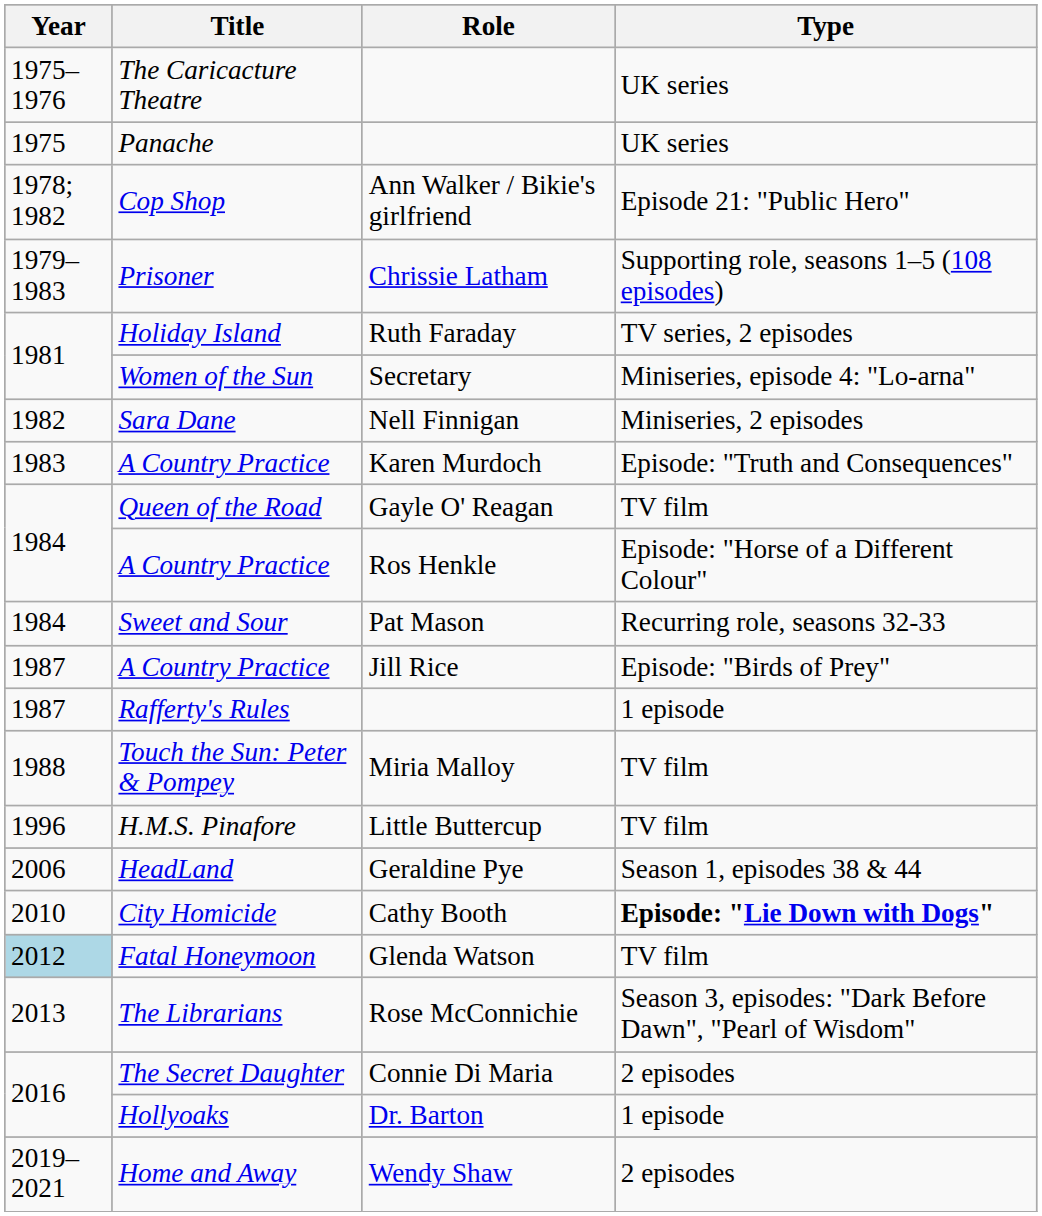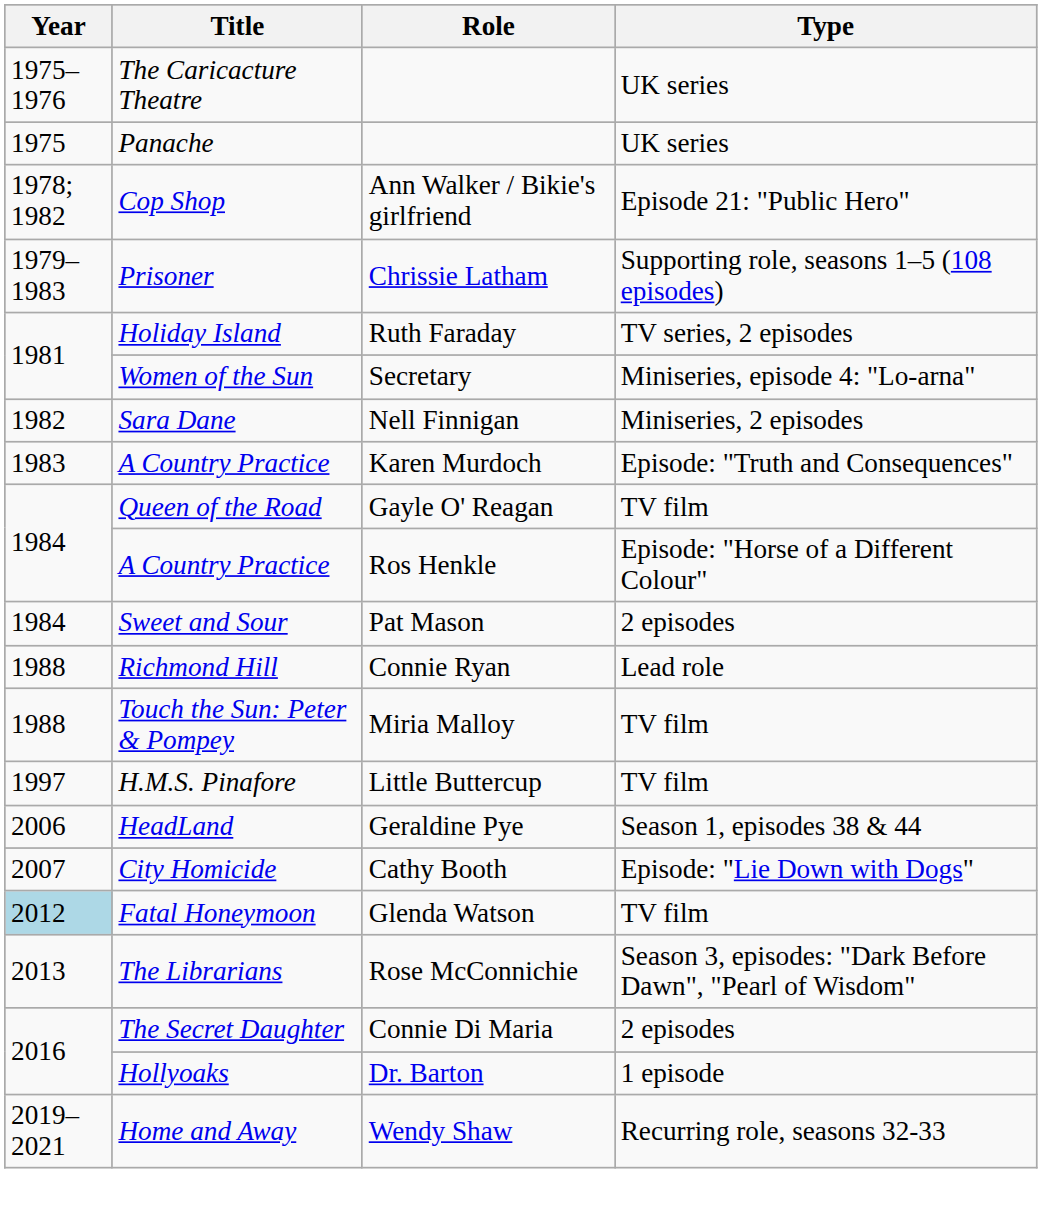(783, 622) Recurring role, seasons 32-33 -> (678, 622) 2 episodes
- row: (224, 666)
- row: (204, 709)
+ row: (198, 666)
(38, 826) 1996 -> (38, 782) 1997
(38, 912) 2010 -> (38, 869) 2007
(807, 912) bold -> (797, 869) normal
(678, 1173) 2 episodes -> (783, 1130) Recurring role, seasons 32-33
